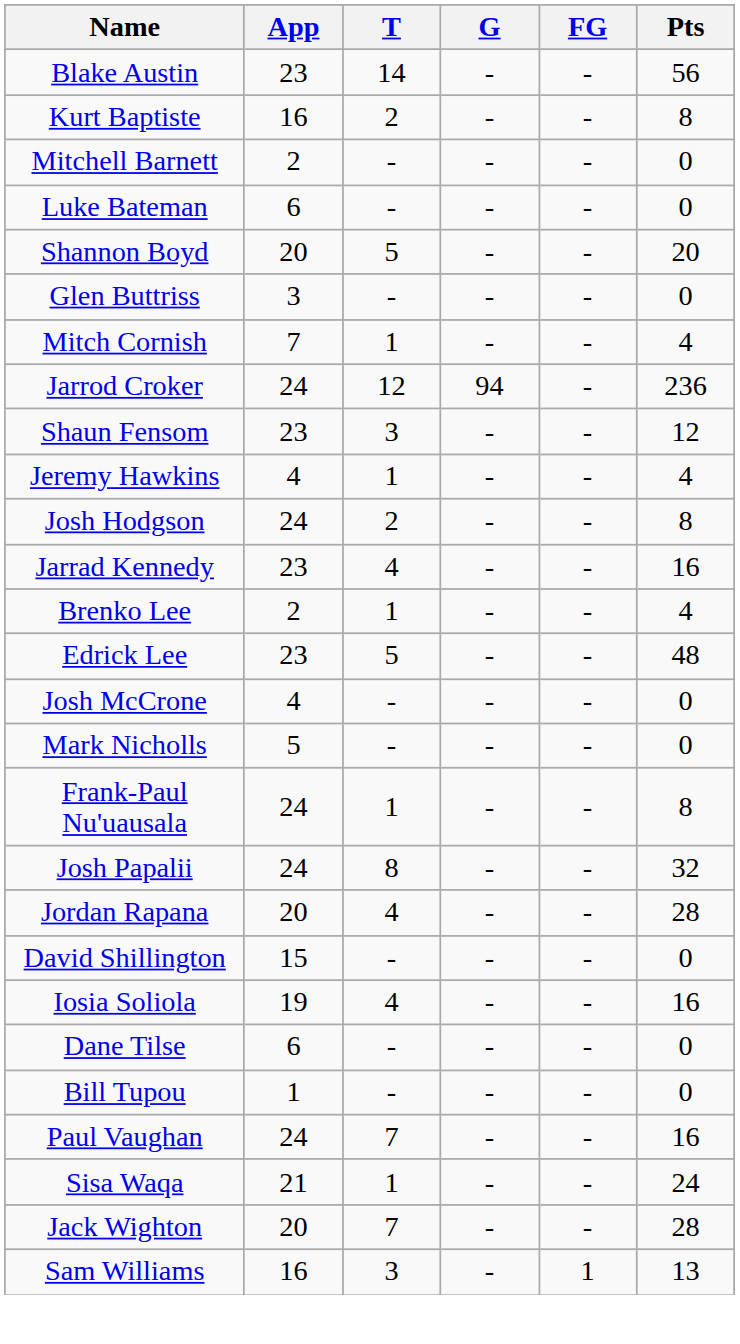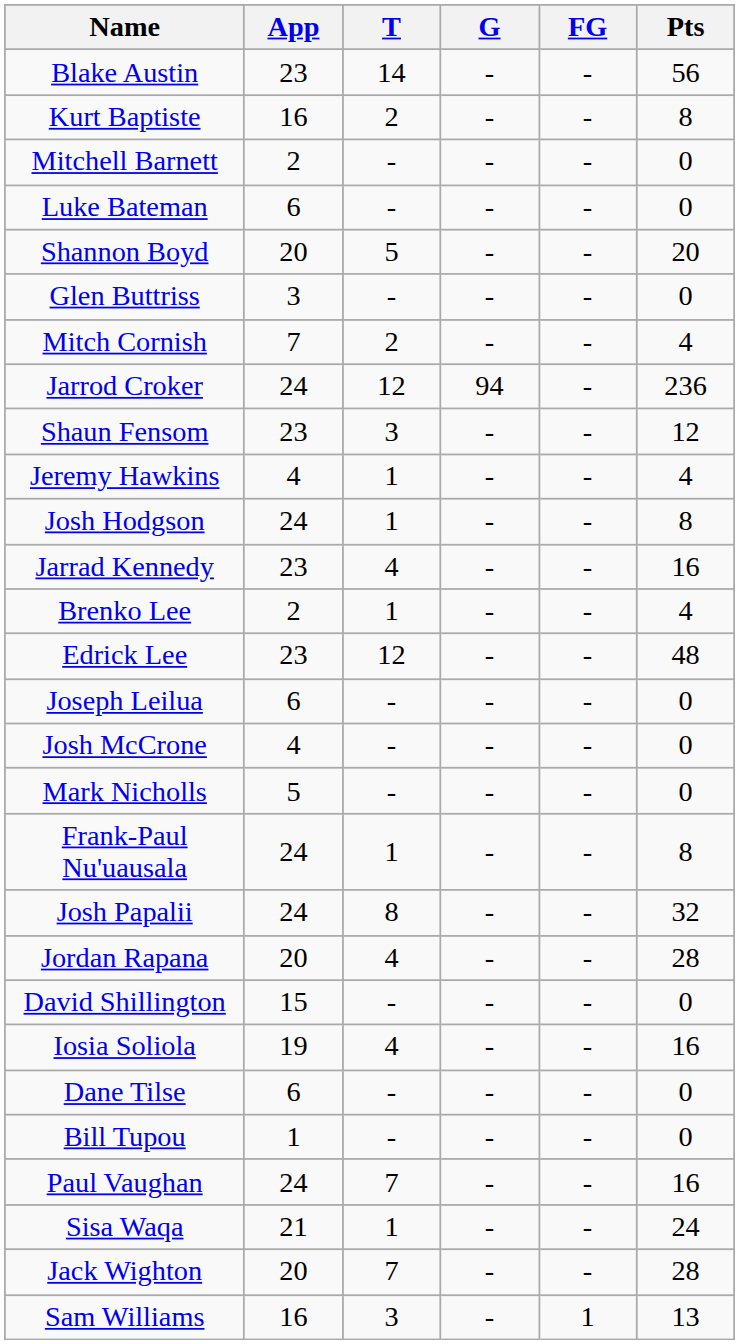(392, 341) 1 -> (392, 341) 2
(392, 521) 2 -> (392, 521) 1
(392, 655) 5 -> (392, 655) 12
+ row: (125, 700)
